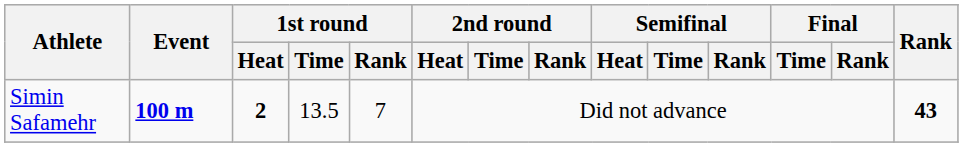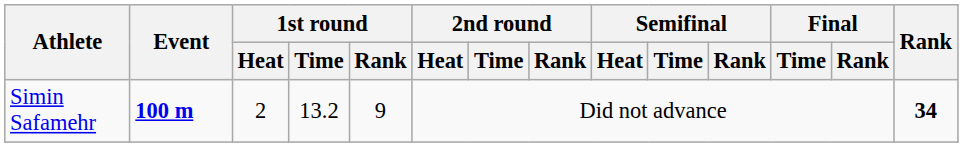(261, 110) bold -> (261, 110) normal
(319, 110) 13.5 -> (319, 110) 13.2
(380, 110) 7 -> (380, 110) 9
(926, 110) 43 -> (926, 110) 34
